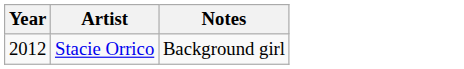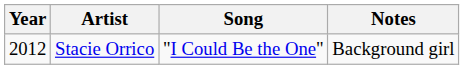+ column: (243, 19)
